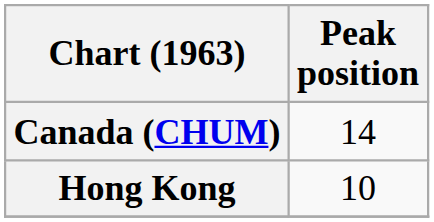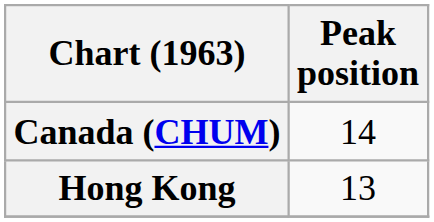(358, 187) 10 -> (358, 187) 13
